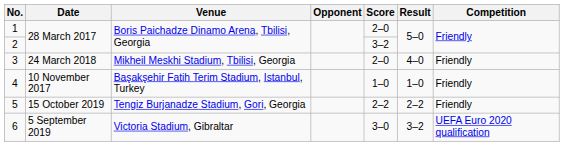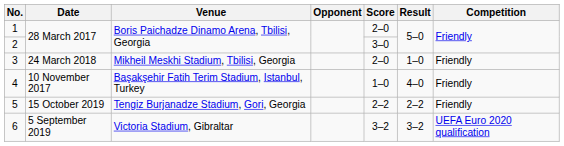(381, 45) 3–2 -> (381, 45) 3–0
(415, 61) 4–0 -> (415, 61) 1–0
(415, 83) 1–0 -> (415, 83) 4–0
(381, 127) 3–0 -> (381, 127) 3–2
